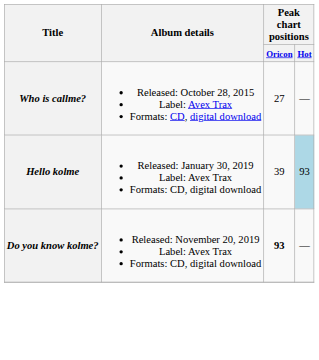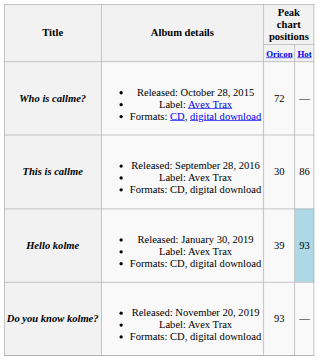(279, 98) 27 -> (279, 98) 72
+ row: (53, 172)
(279, 245) bold -> (279, 319) normal
